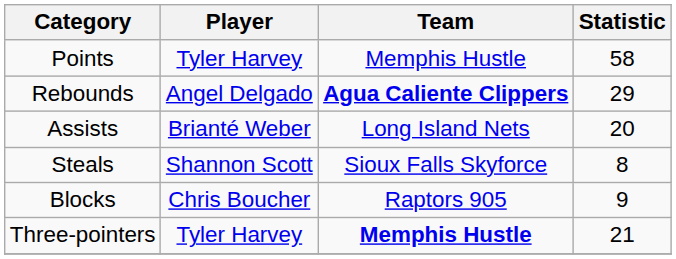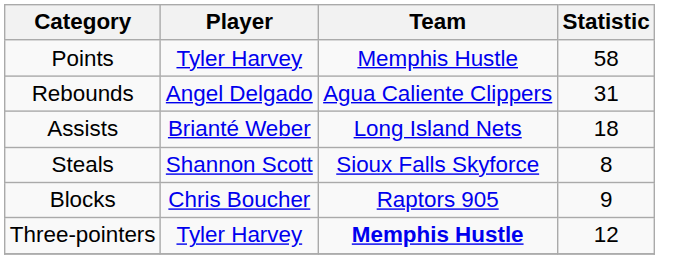(446, 93) bold -> (438, 93) normal
(622, 93) 29 -> (606, 93) 31
(622, 128) 20 -> (606, 128) 18
(622, 235) 21 -> (606, 235) 12
